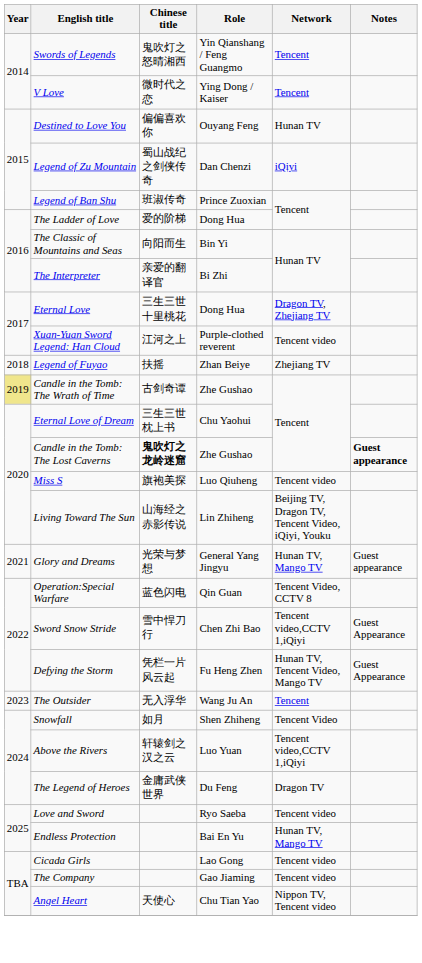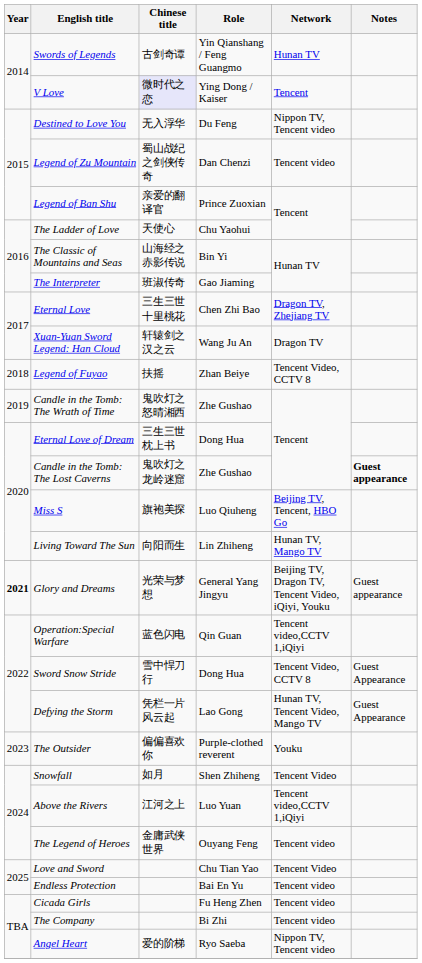(164, 54) 鬼吹灯之怒晴湘西 -> (164, 54) 古剑奇谭
(292, 54) Tencent -> (297, 54) Hunan TV
(164, 92) no background -> (164, 92) lavender background
(164, 125) 偏偏喜欢你 -> (164, 123) 无入浮华
(229, 126) Ouyang Feng -> (218, 124) Du Feng
(298, 126) Hunan TV -> (304, 124) Nippon TV, Tencent video
(286, 166) iQiyi -> (304, 162) Tencent video
(164, 200) 班淑传奇 -> (164, 203) 亲爱的翻译官
(164, 219) 爱的阶梯 -> (158, 229) 天使心
(222, 219) Dong Hua -> (225, 229) Chu Yaohui
(164, 243) 向阳而生 -> (164, 255) 山海经之赤影传说
(164, 275) 亲爱的翻译官 -> (164, 282) 班淑传奇
(214, 275) Bi Zhi -> (226, 282) Gao Jiaming
(222, 309) Dong Hua -> (229, 309) Chen Zhi Bao
(164, 340) 江河之上 -> (164, 342) 轩辕剑之汉之云
(231, 340) Purple-clothed reverent -> (225, 342) Wang Ju An
(305, 340) Tencent video -> (299, 342) Dragon TV
(303, 365) Zhejiang TV -> (307, 374) Tencent Video, CCTV 8
(18, 389) khaki background -> (18, 405) no background
(164, 389) 古剑奇谭 -> (164, 405) 鬼吹灯之怒晴湘西
(225, 421) Chu Yaohui -> (221, 439) Dong Hua
(164, 454) bold -> (164, 472) normal
(305, 481) Tencent video -> (305, 510) Beijing TV, Tencent, HBO Go
(164, 517) 山海经之赤影传说 -> (164, 545) 向阳而生
(308, 517) Beijing TV, Dragon TV, Tencent Video, iQiyi, Youku -> (298, 546) Hunan TV, Mango TV
(18, 561) normal -> (18, 587) bold
(299, 561) Hunan TV, Mango TV -> (307, 587) Beijing TV, Dragon TV, Tencent Video, iQiyi, Youku
(308, 592) Tencent Video, CCTV 8 -> (302, 635) Tencent video,CCTV 1,iQiyi
(230, 628) Chen Zhi Bao -> (221, 673) Dong Hua
(303, 628) Tencent video,CCTV 1,iQiyi -> (307, 673) Tencent Video, CCTV 8
(231, 670) Fu Heng Zhen -> (221, 711) Lao Gong
(164, 700) 无入浮华 -> (164, 748) 偏偏喜欢你
(226, 700) Wang Ju An -> (231, 748) Purple-clothed reverent
(292, 700) Tencent -> (288, 748) Youku
(164, 750) 轩辕剑之汉之云 -> (164, 805) 江河之上
(218, 788) Du Feng -> (228, 843) Ouyang Feng
(300, 788) Dragon TV -> (304, 843) Tencent video
(223, 813) Ryo Saeba -> (229, 868) Chu Tian Yao
(305, 813) Tencent video -> (305, 868) Tencent Video
(299, 837) Hunan TV, Mango TV -> (304, 886) Tencent video
(221, 860) Lao Gong -> (230, 903) Fu Heng Zhen
(227, 877) Gao Jiaming -> (213, 920) Bi Zhi
(158, 900) 天使心 -> (164, 943) 爱的阶梯
(229, 901) Chu Tian Yao -> (222, 943) Ryo Saeba
